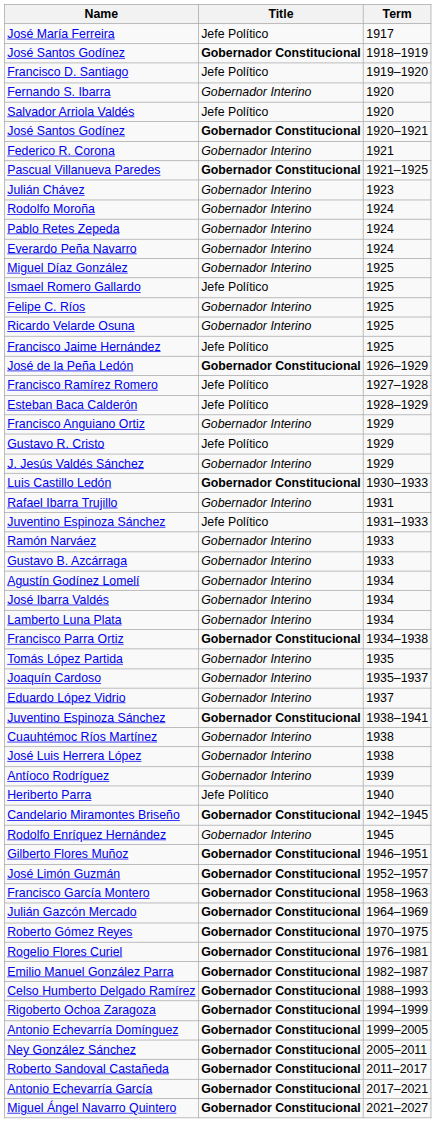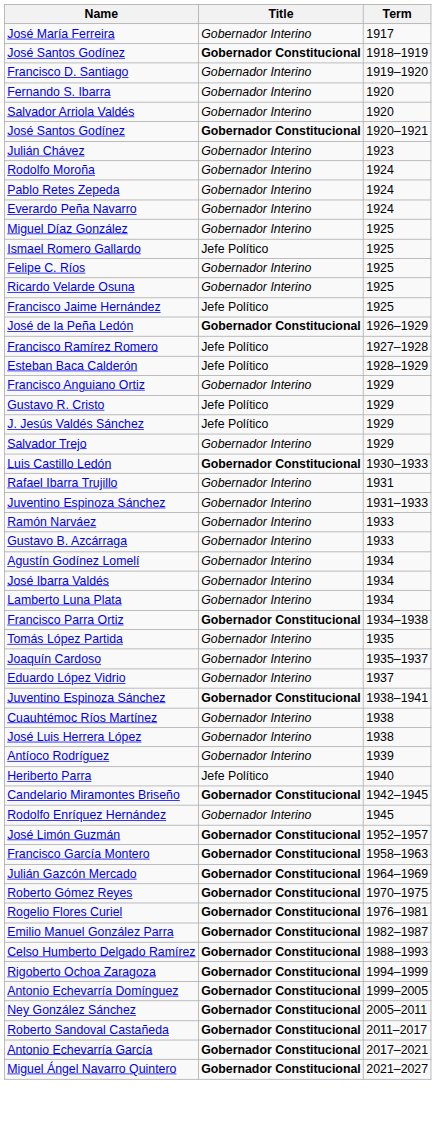(235, 33) Jefe Político -> (256, 33) Gobernador Interino
(235, 72) Jefe Político -> (256, 72) Gobernador Interino
(235, 111) Jefe Político -> (256, 111) Gobernador Interino
- row: (61, 151)
- row: (84, 170)
(256, 463) Gobernador Interino -> (235, 424) Jefe Político
+ row: (47, 444)
(235, 522) Jefe Político -> (256, 502) Gobernador Interino
- row: (68, 854)
